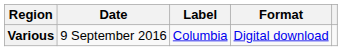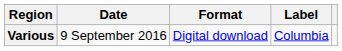columns swapped: (281, 14) <-> (200, 14)
